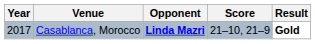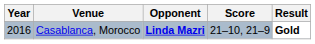(19, 30) 2017 -> (19, 30) 2016
